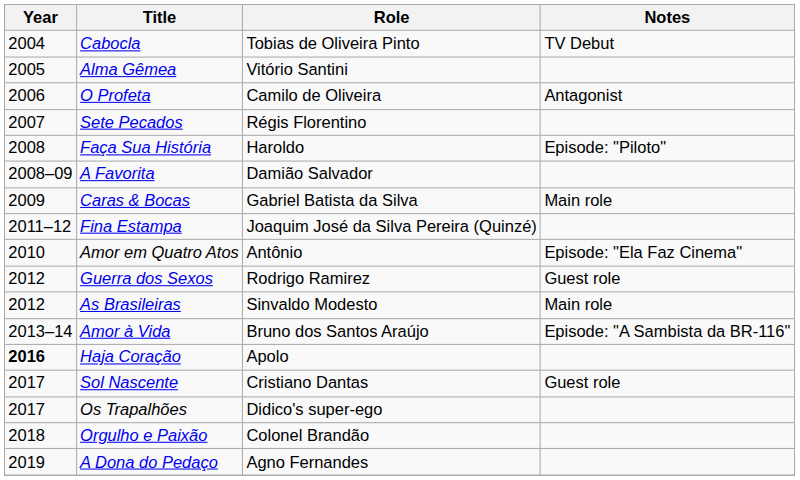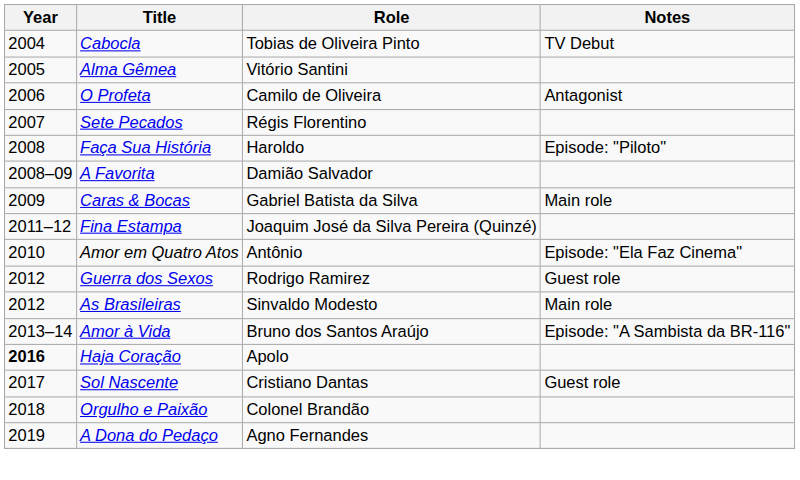- row: (134, 409)
